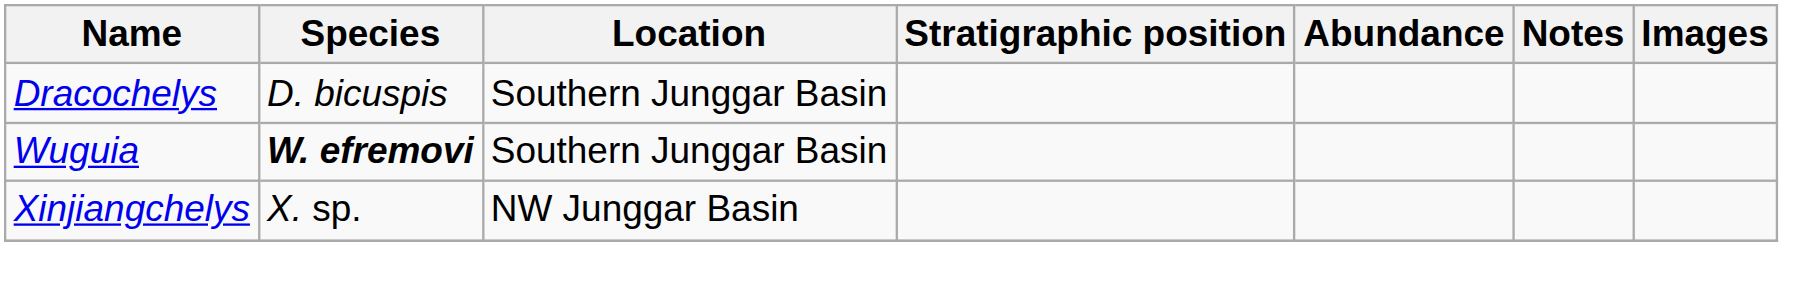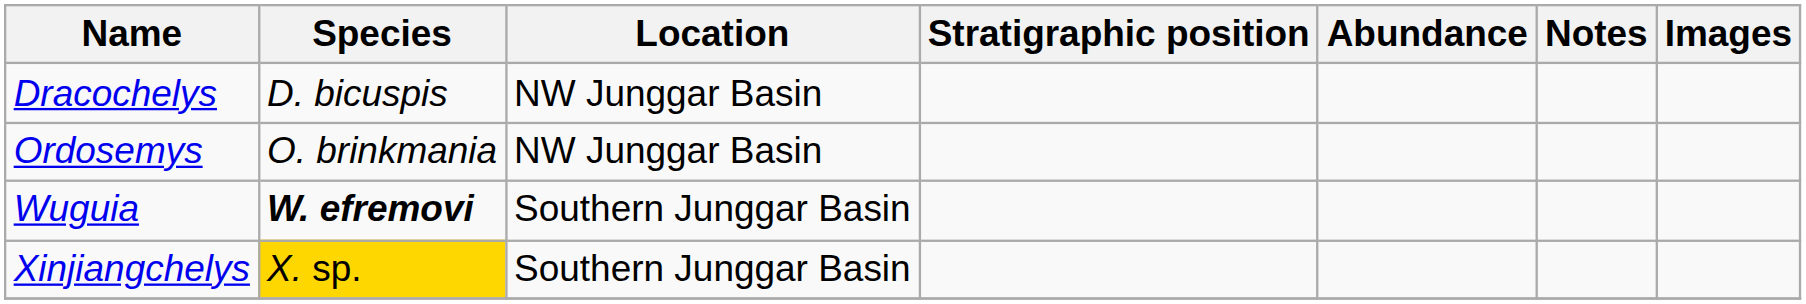(689, 92) Southern Junggar Basin -> (668, 92) NW Junggar Basin
+ row: (108, 151)
(314, 209) no background -> (314, 268) gold background
(645, 209) NW Junggar Basin -> (712, 268) Southern Junggar Basin
